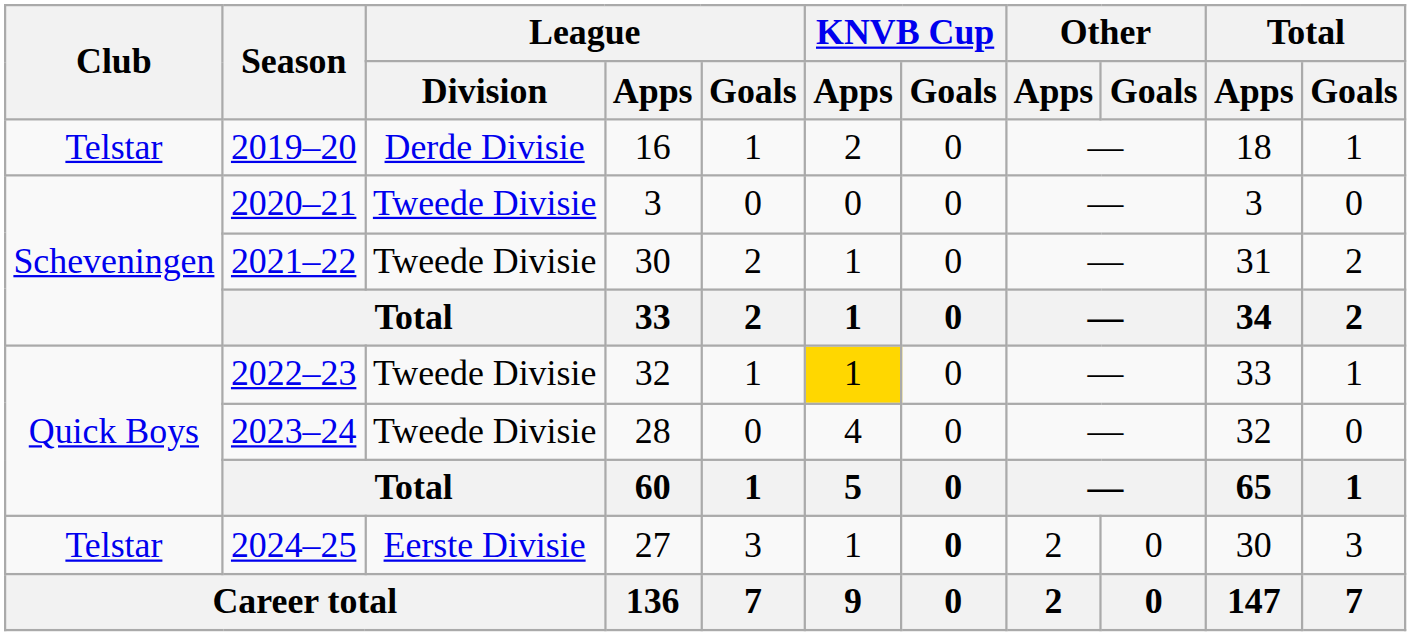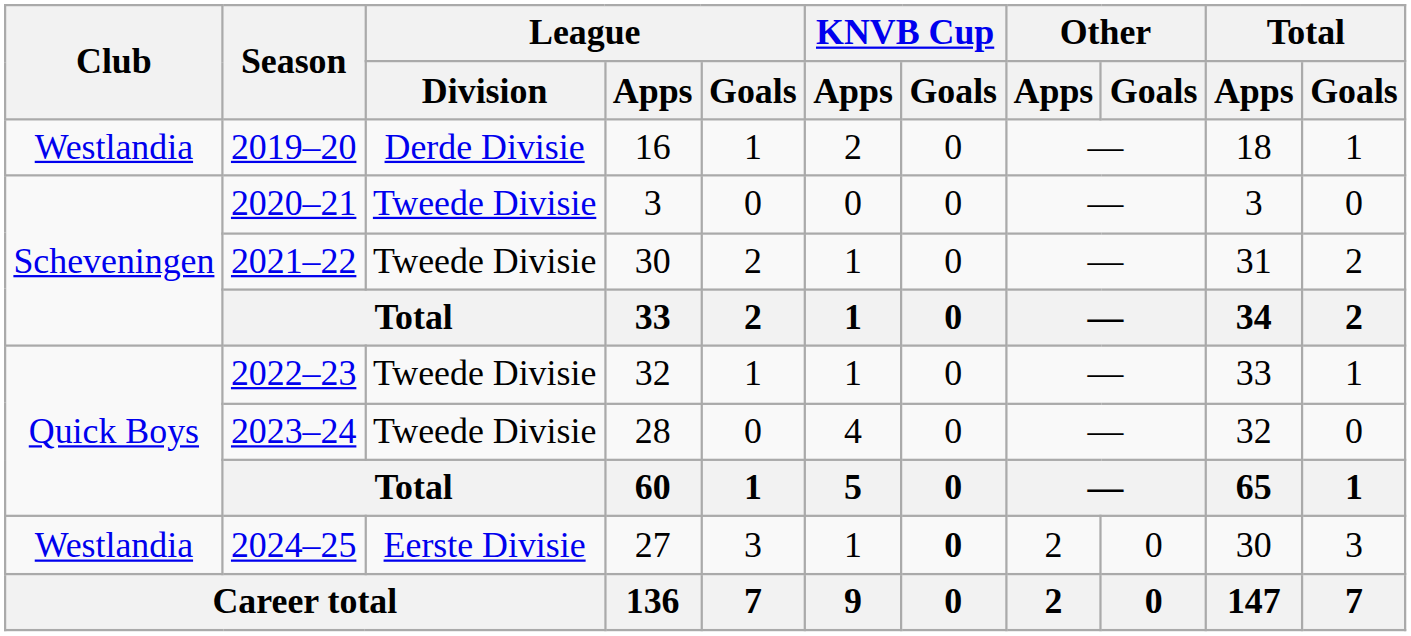(114, 146) Telstar -> (114, 146) Westlandia
(853, 373) gold background -> (853, 373) no background
(114, 544) Telstar -> (114, 544) Westlandia
